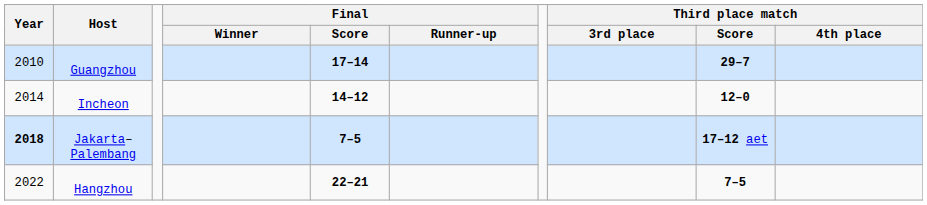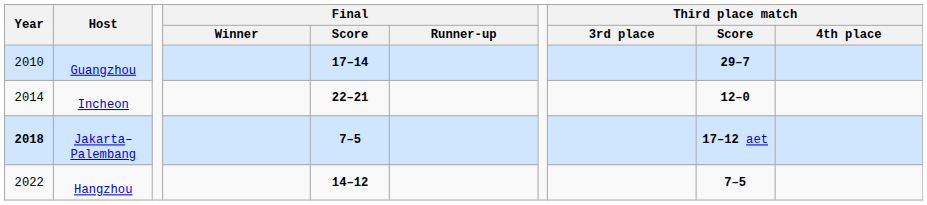(350, 98) 14–12 -> (350, 98) 22–21
(350, 182) 22–21 -> (350, 182) 14–12
